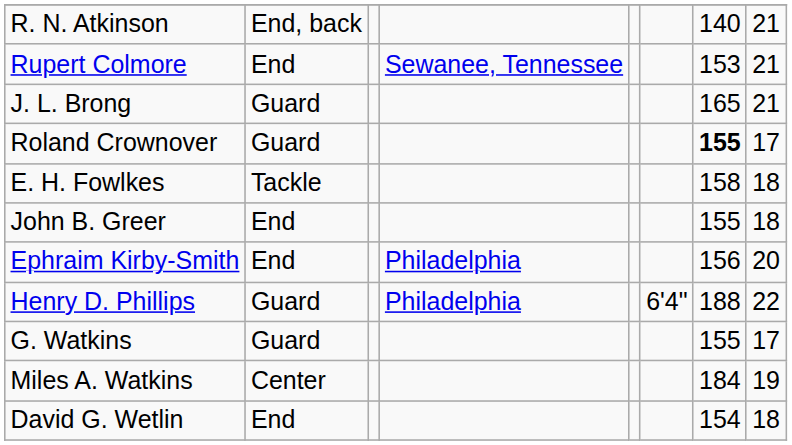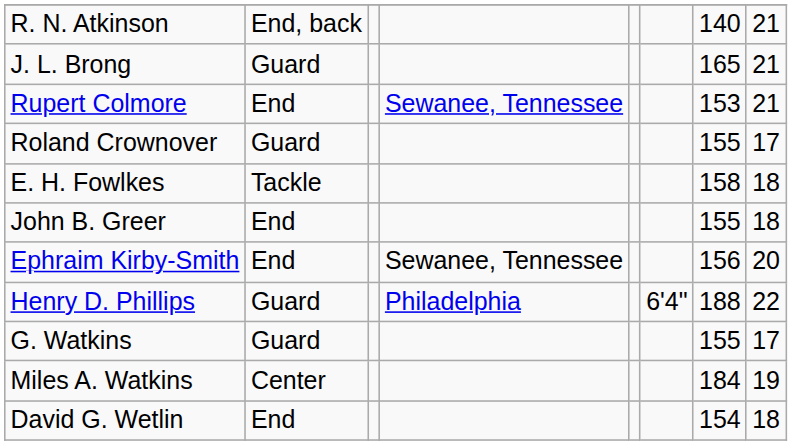rows swapped: (71, 103) <-> (99, 63)
(720, 143) bold -> (720, 143) normal
(453, 261) Philadelphia -> (504, 261) Sewanee, Tennessee
